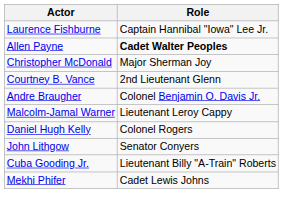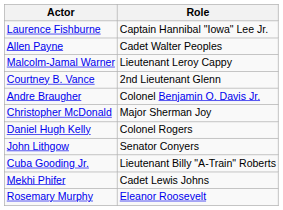(174, 46) bold -> (171, 46) normal
rows swapped: (61, 113) <-> (59, 63)
+ row: (50, 197)
